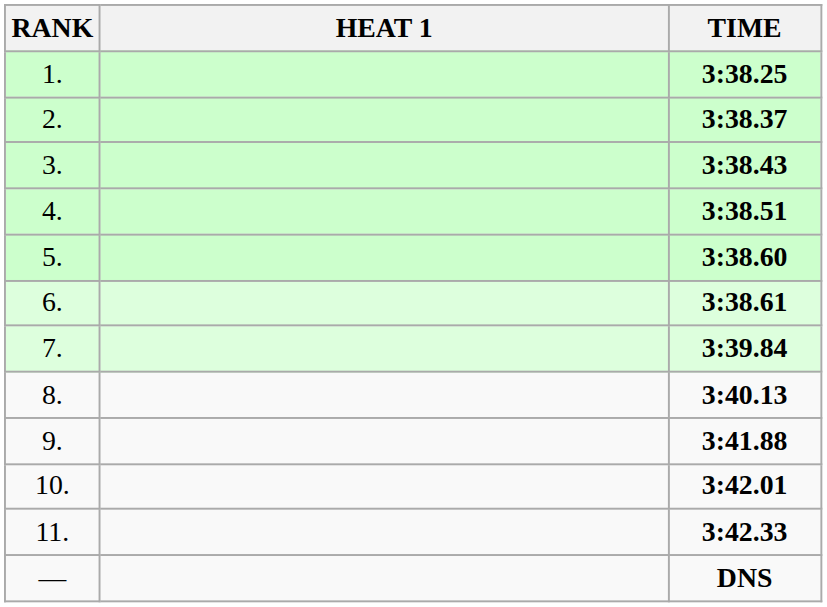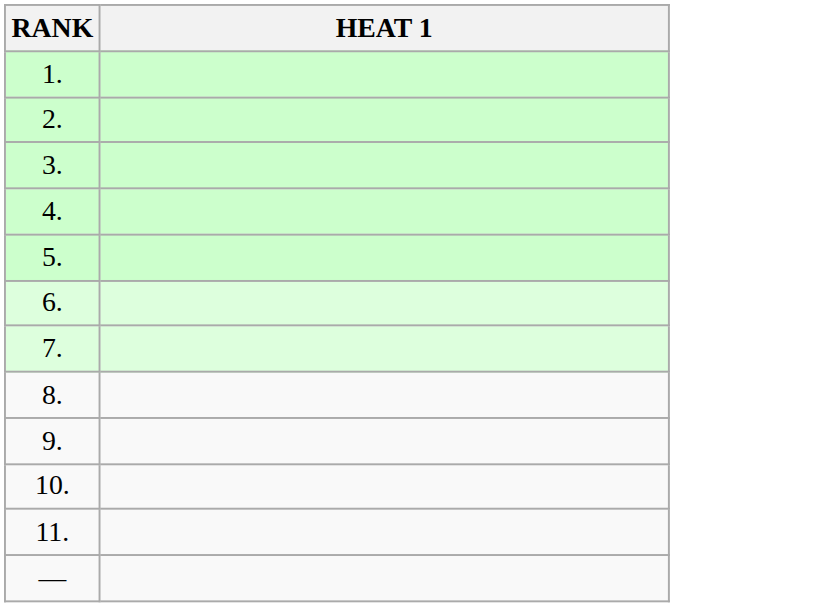- column: (745, 27)
